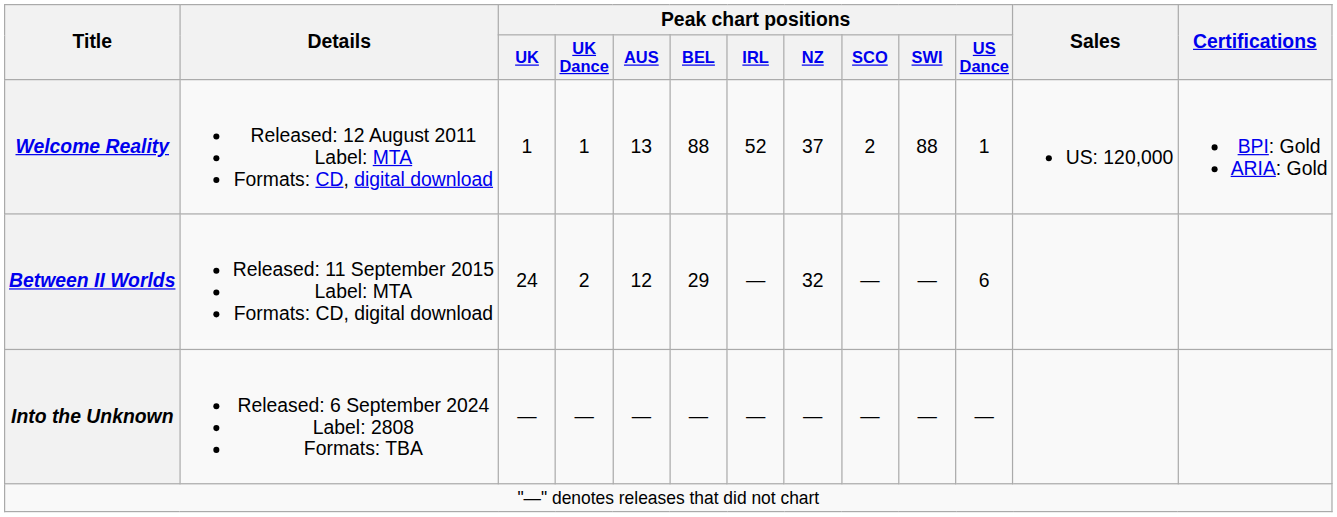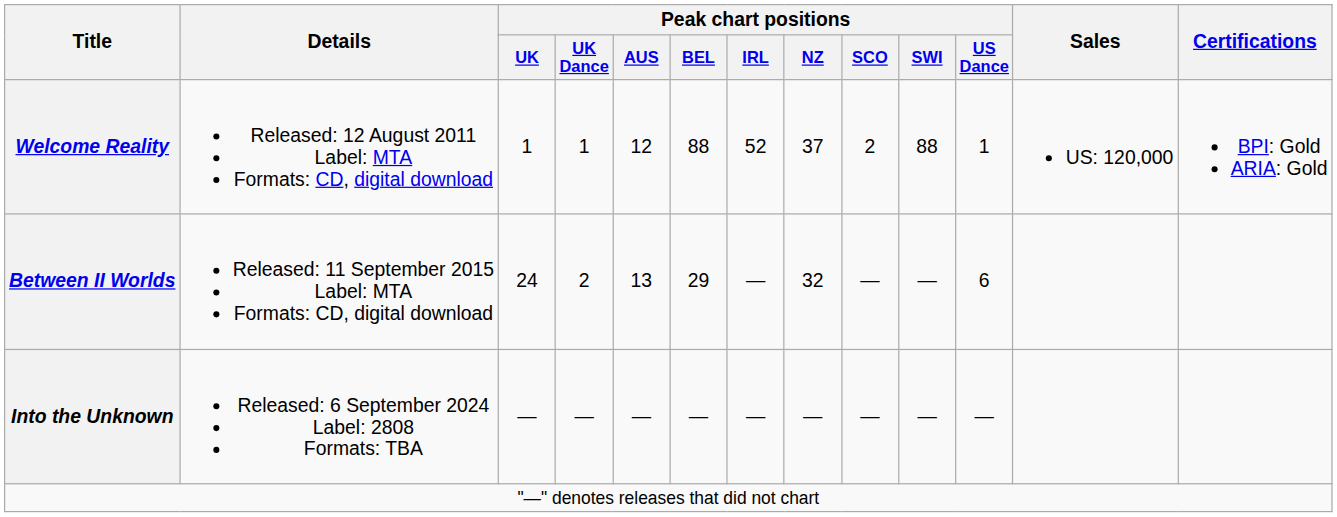(641, 146) 13 -> (641, 146) 12
(641, 281) 12 -> (641, 281) 13
